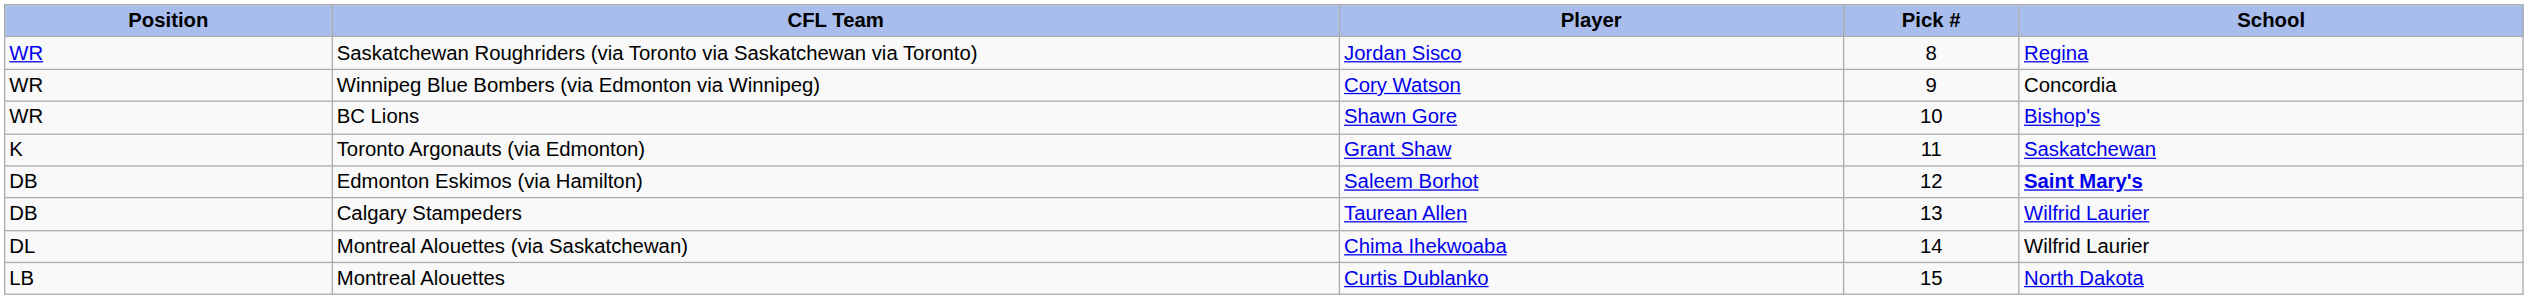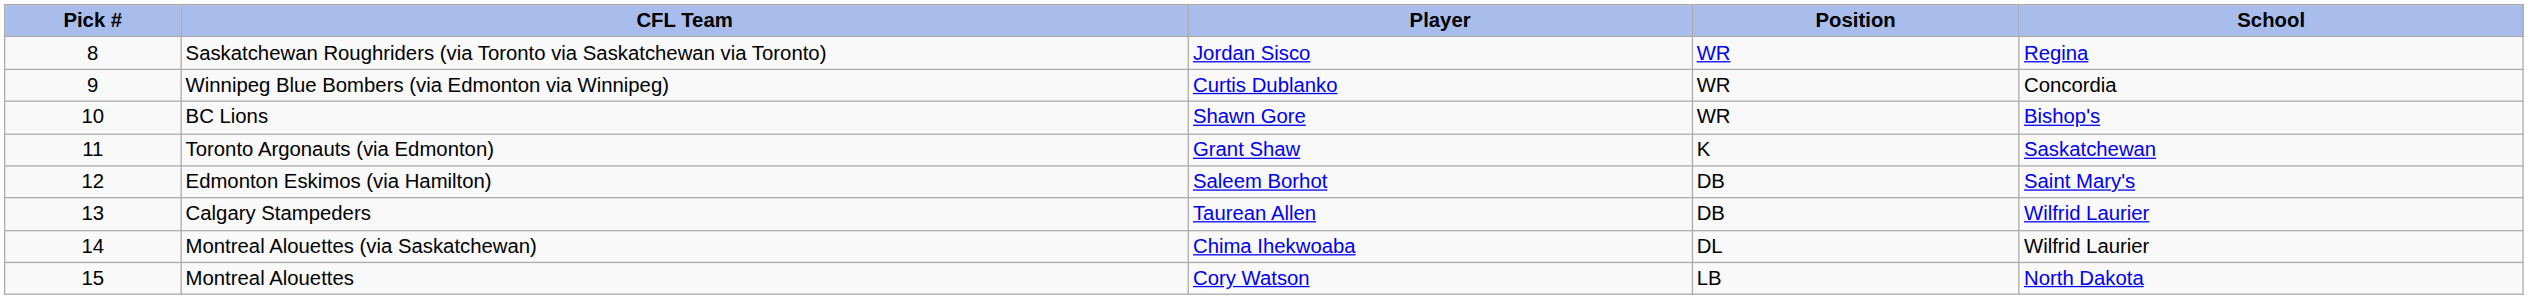columns swapped: (1931, 20) <-> (168, 20)
(1402, 85) Cory Watson -> (1265, 85) Curtis Dublanko
(2083, 181) bold -> (2080, 181) normal
(1416, 278) Curtis Dublanko -> (1251, 278) Cory Watson
